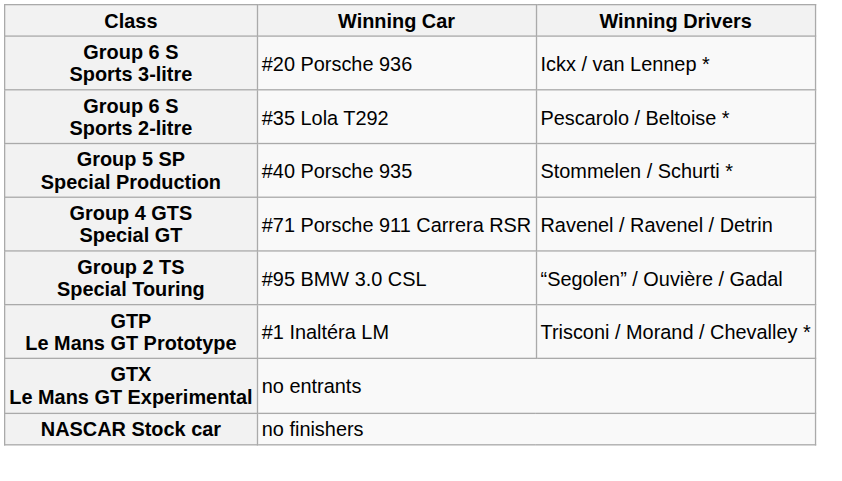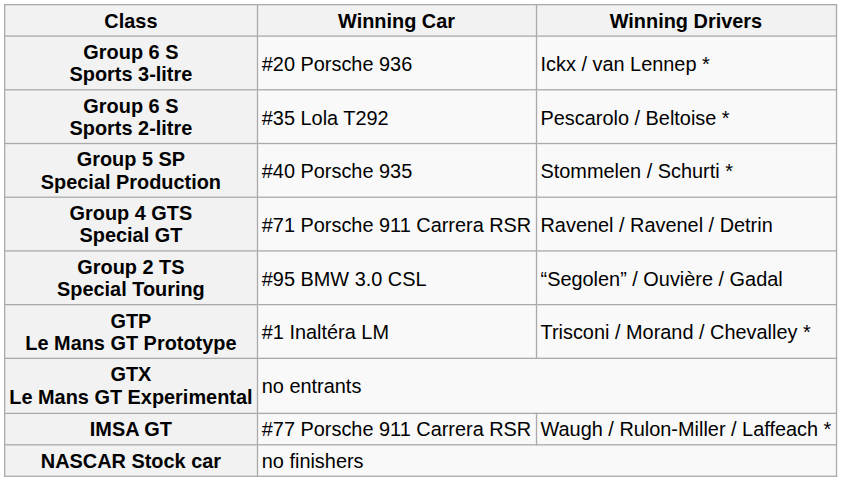+ row: (131, 429)
